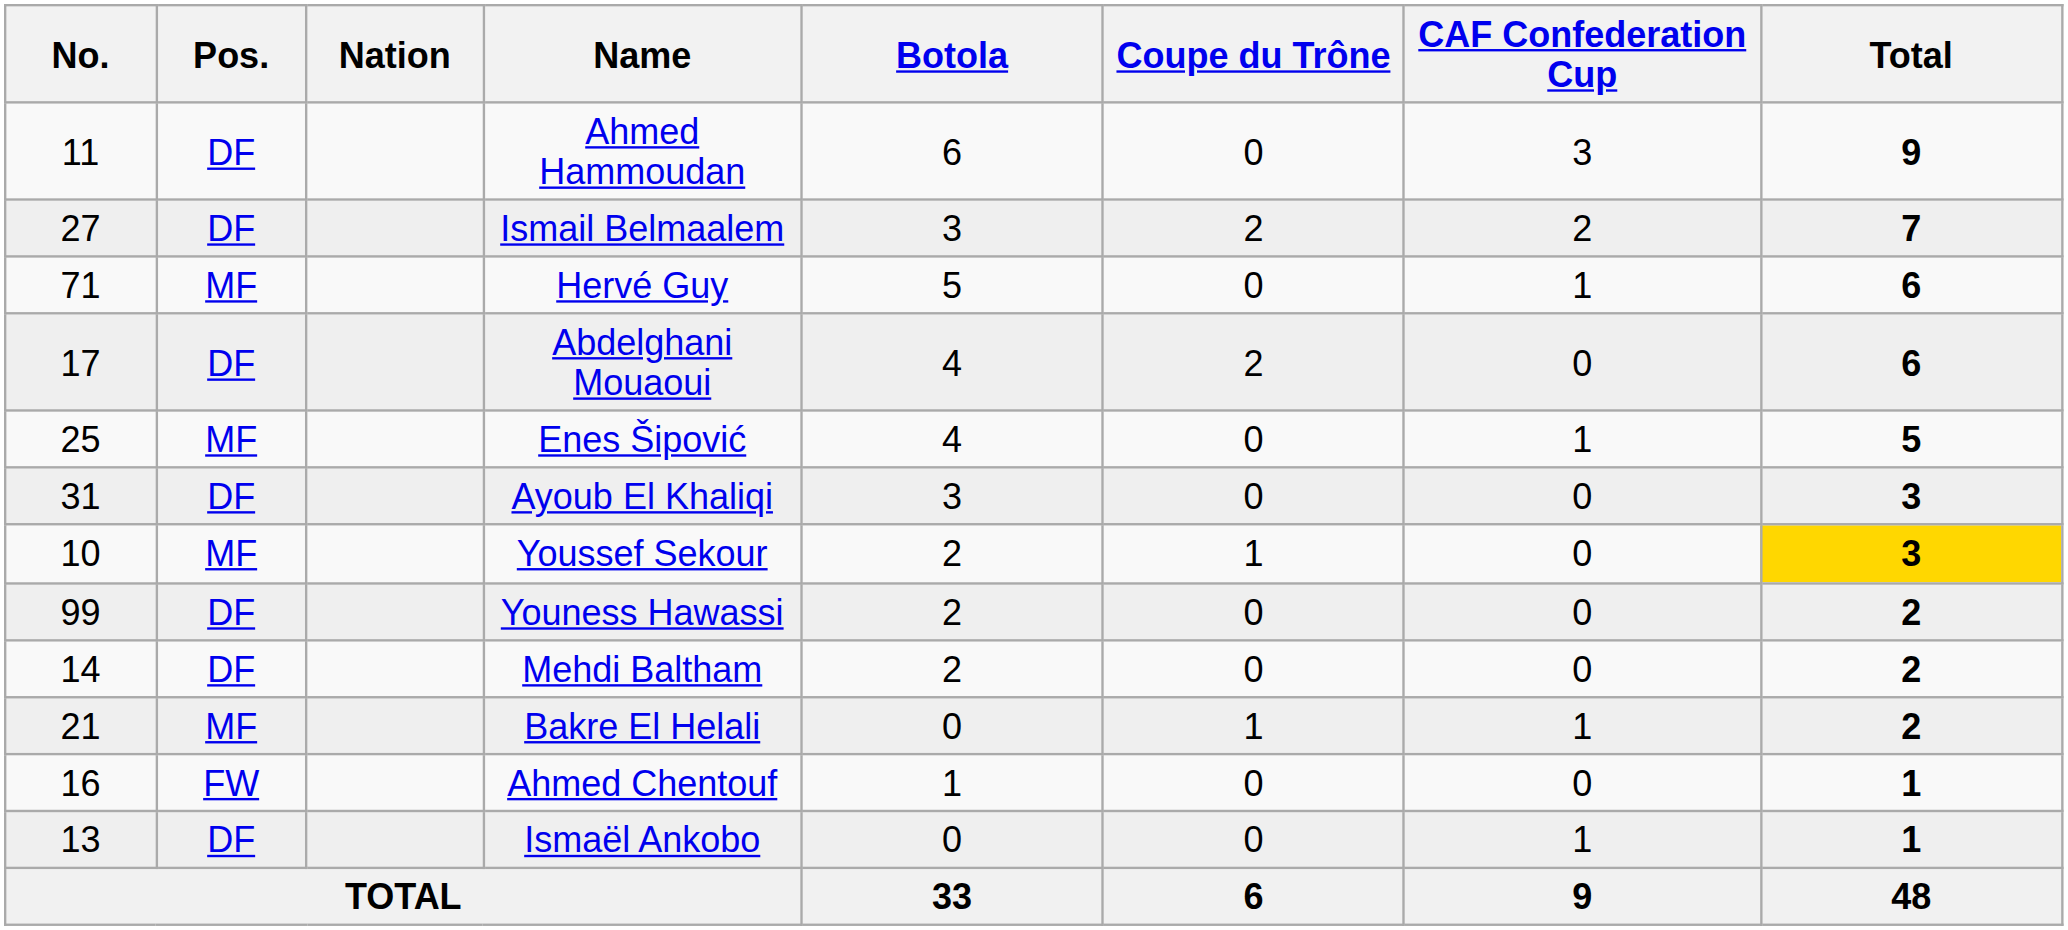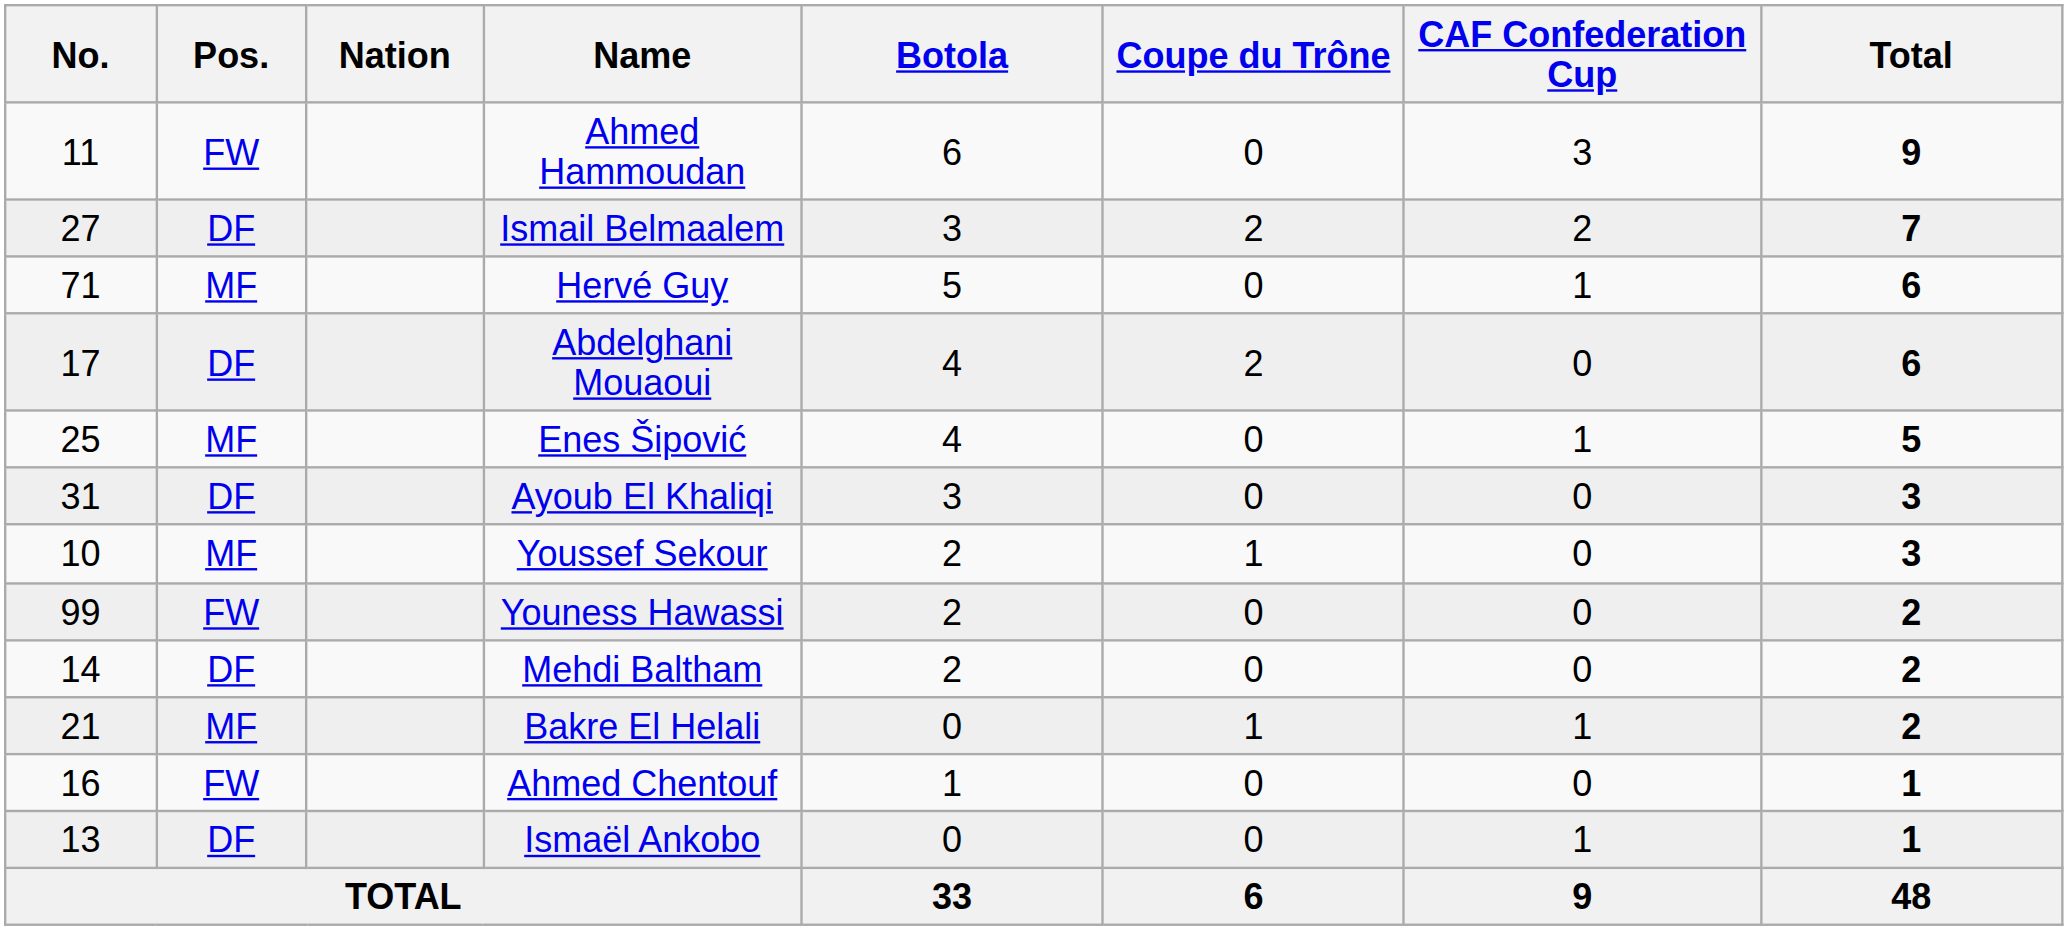(231, 151) DF -> (231, 151) FW
(1911, 554) gold background -> (1911, 554) no background
(231, 611) DF -> (231, 611) FW
